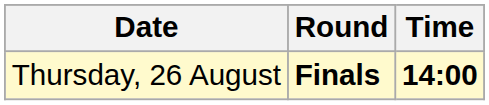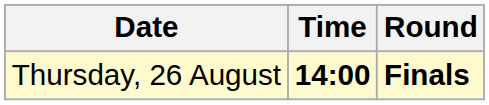columns swapped: (440, 27) <-> (342, 27)
